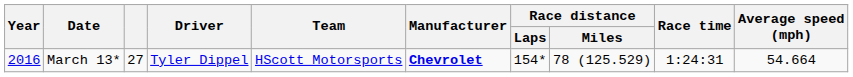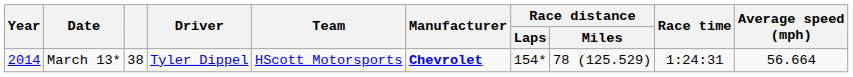(24, 60) 2016 -> (24, 60) 2014
(135, 60) 27 -> (135, 60) 38
(791, 60) 54.664 -> (791, 60) 56.664
